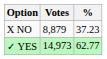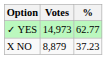rows swapped: (22, 46) <-> (19, 29)
